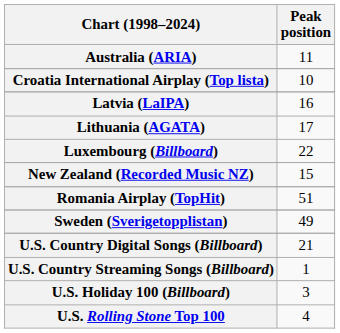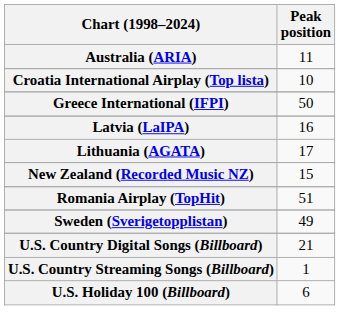+ row: (141, 103)
- row: (141, 151)
(306, 292) 3 -> (306, 292) 6
- row: (141, 316)
